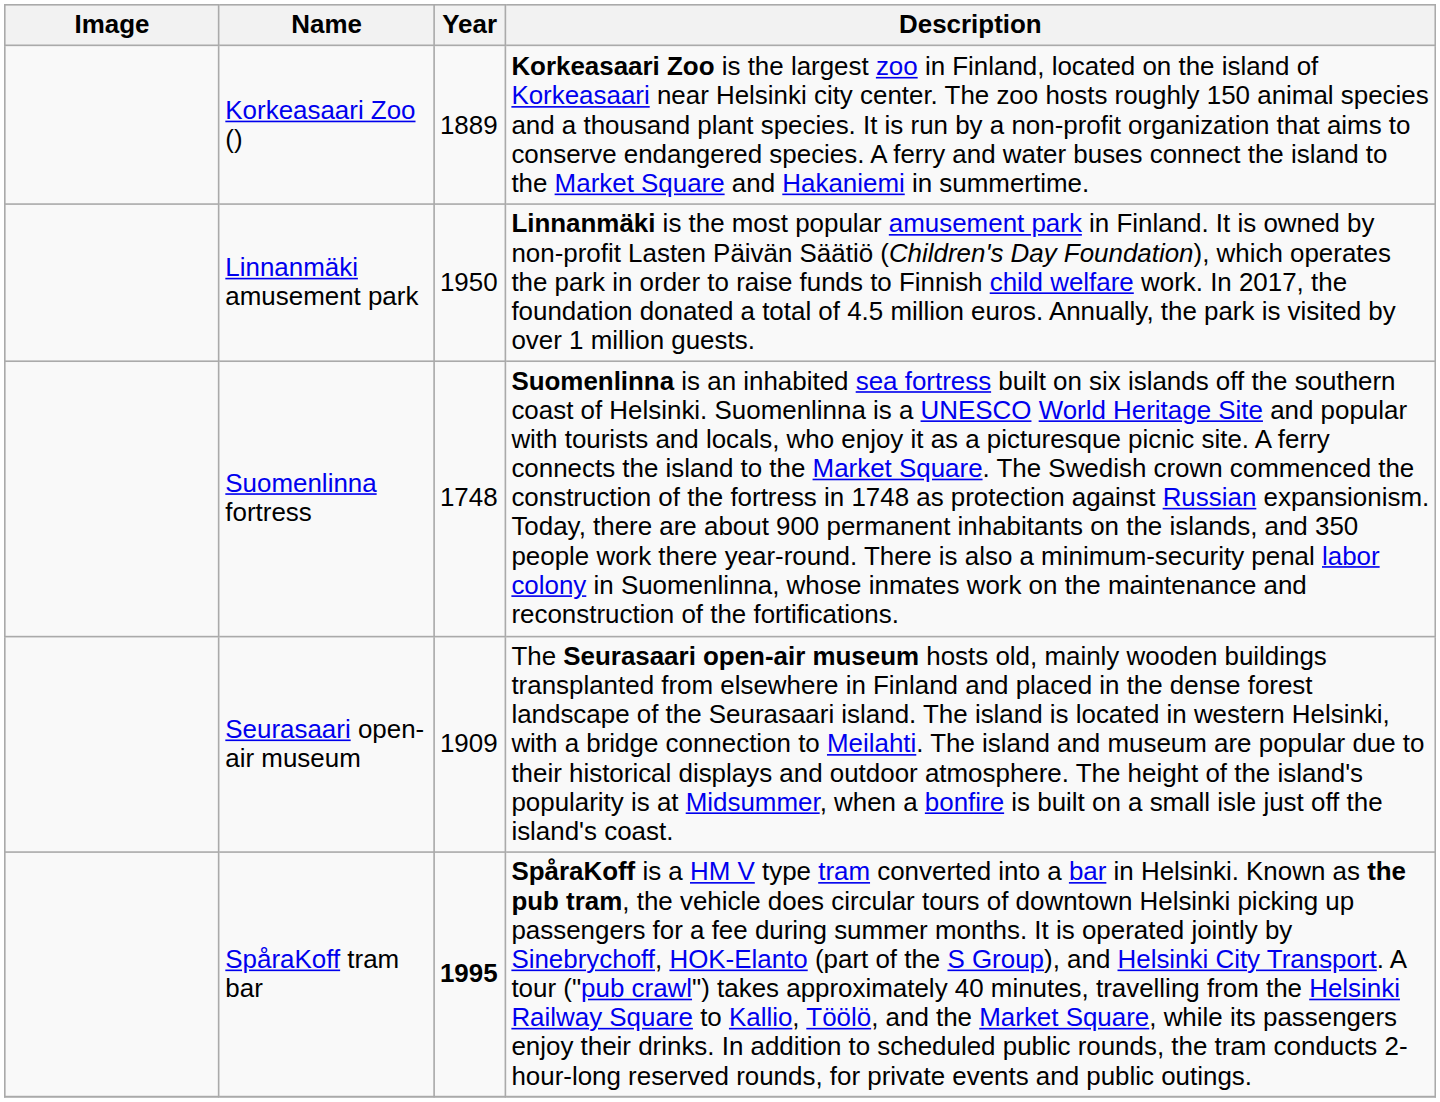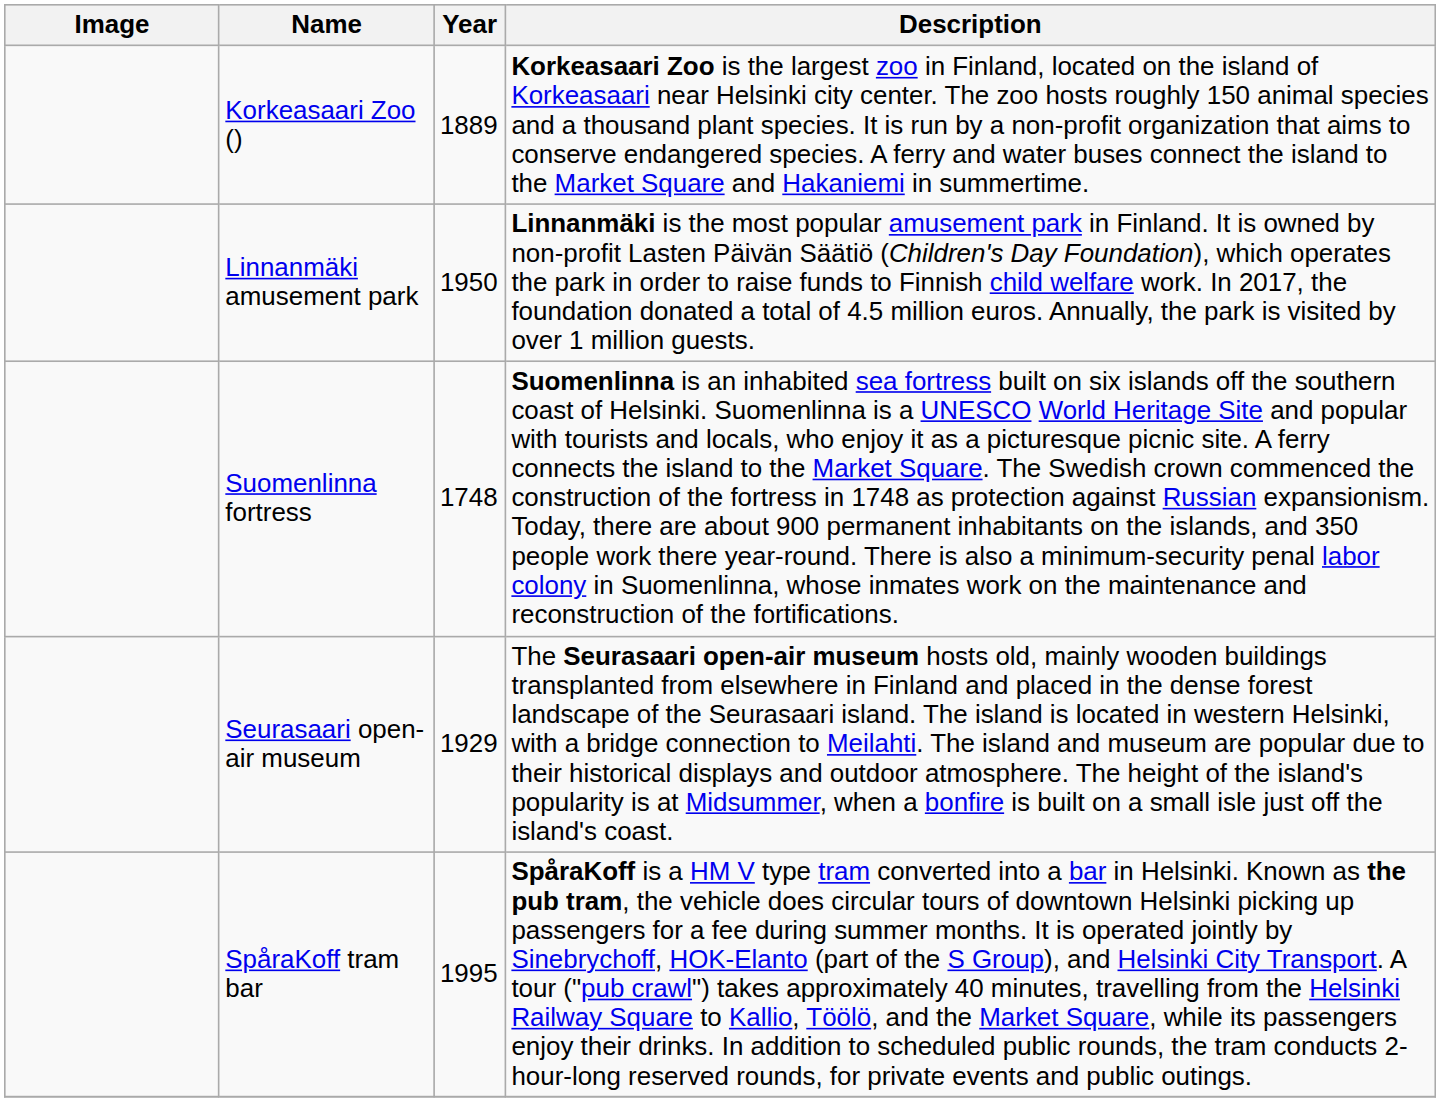(469, 743) 1909 -> (469, 743) 1929
(469, 974) bold -> (469, 974) normal
